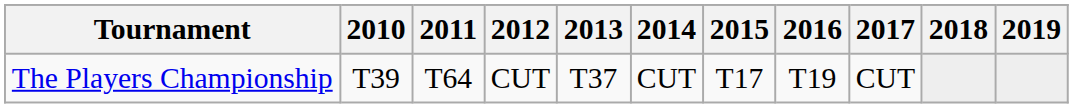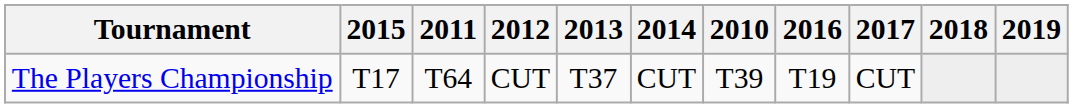columns swapped: (376, 29) <-> (739, 29)
